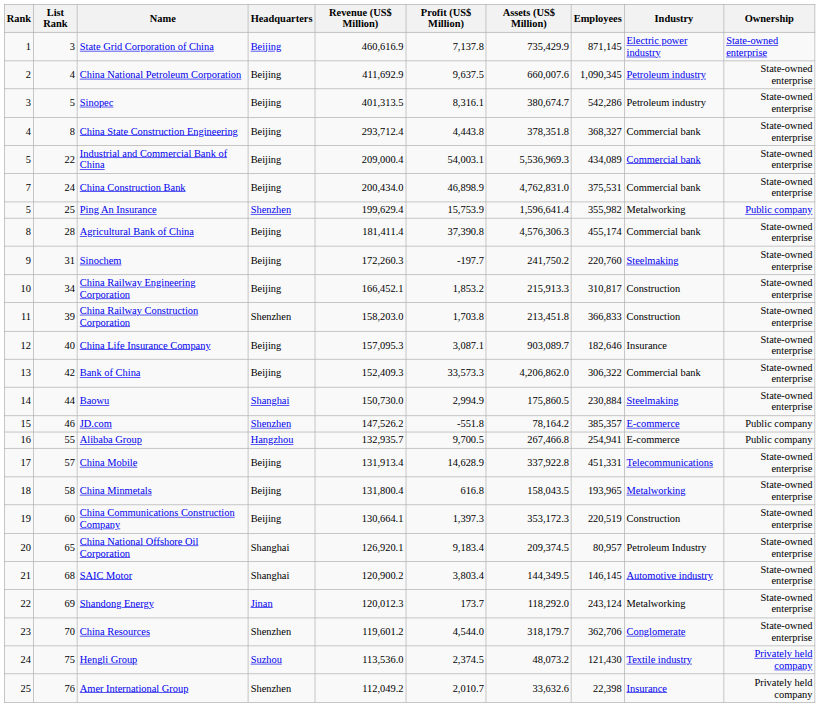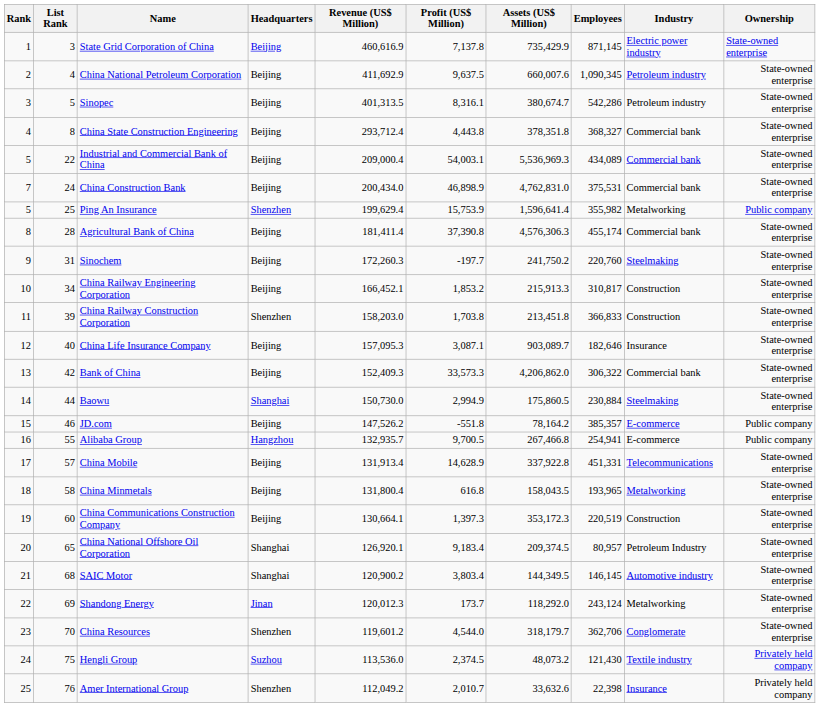(271, 423) Shenzhen -> (266, 423) Beijing
